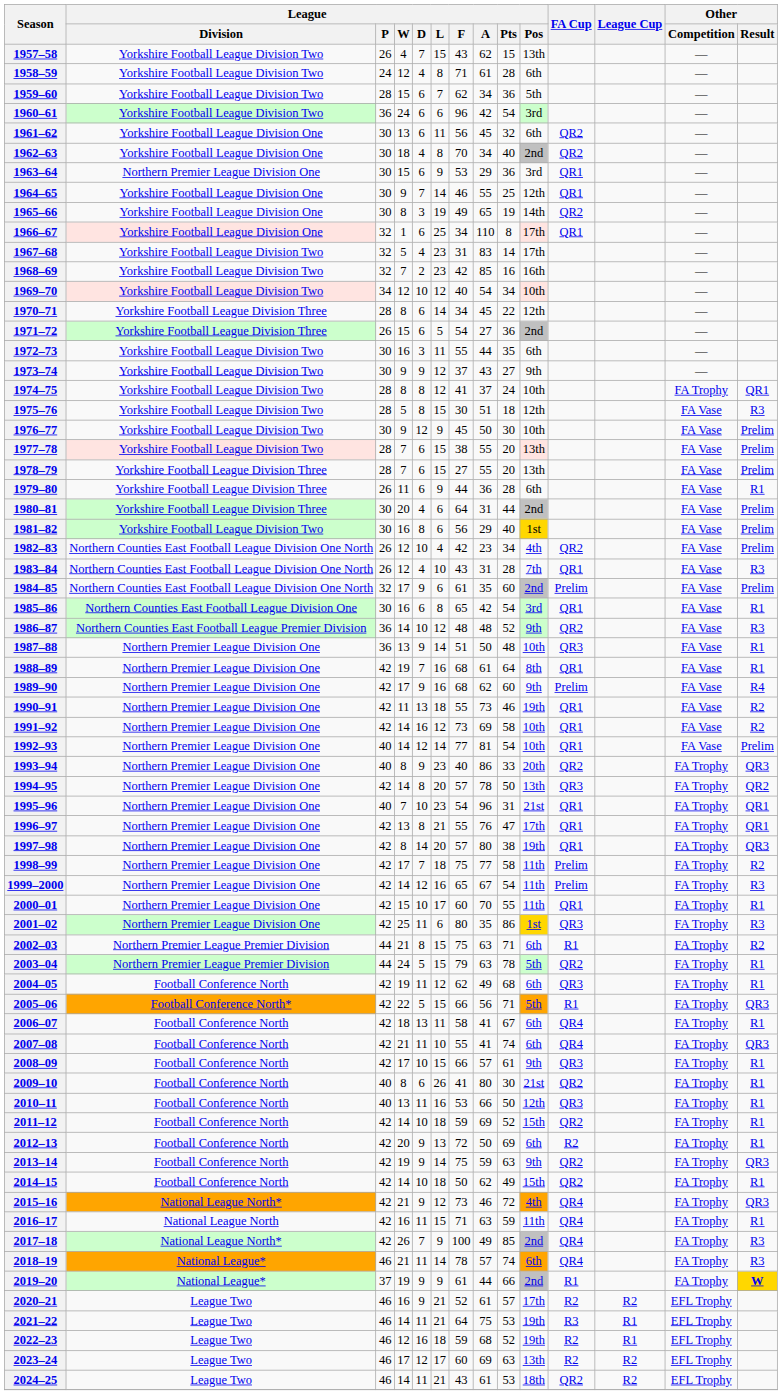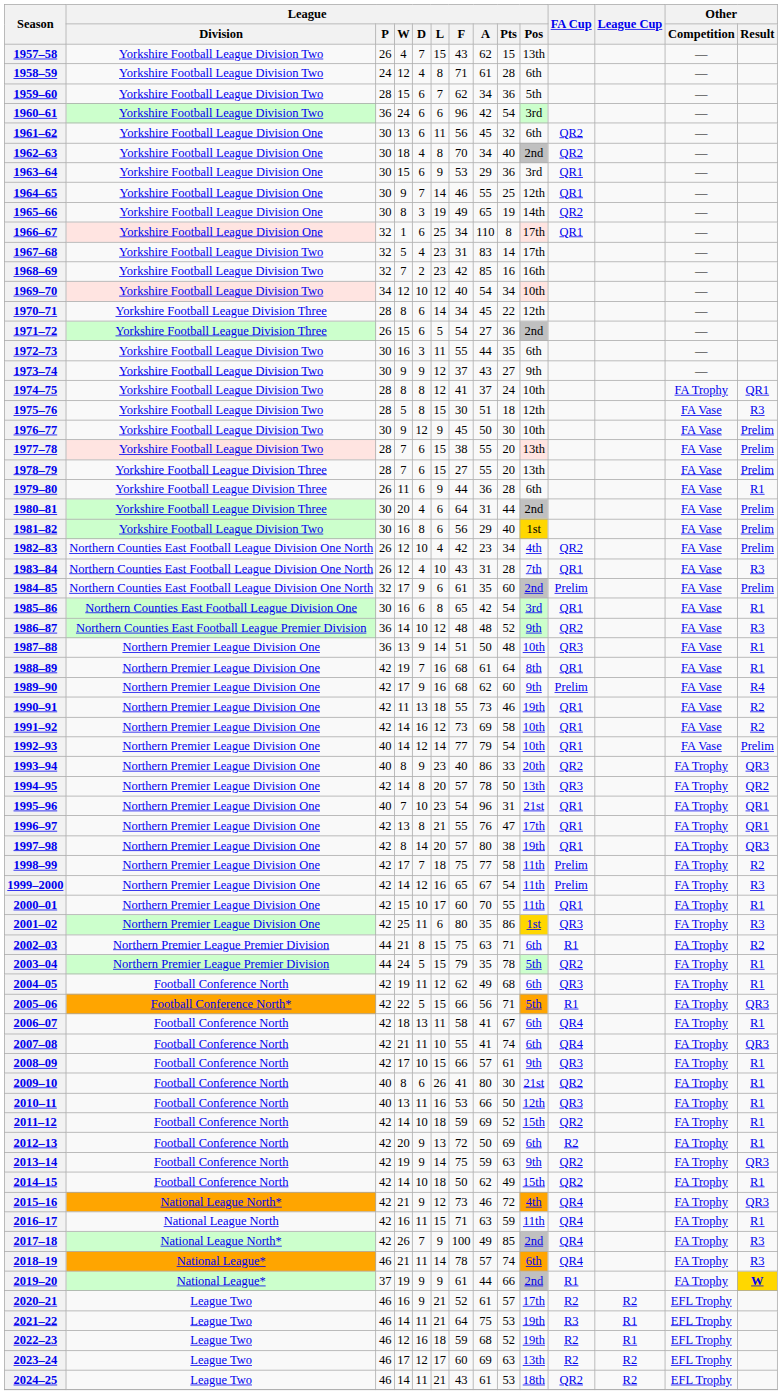(221, 172) Northern Premier League Division One -> (221, 172) Yorkshire Football League Division One
(485, 746) 81 -> (485, 746) 79
(485, 964) 63 -> (485, 964) 35
